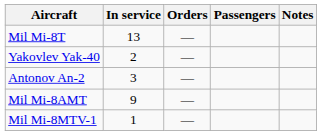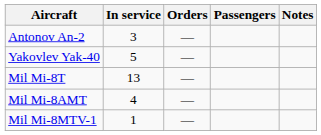rows swapped: (46, 78) <-> (37, 36)
(133, 57) 2 -> (133, 57) 5
(133, 99) 9 -> (133, 99) 4
